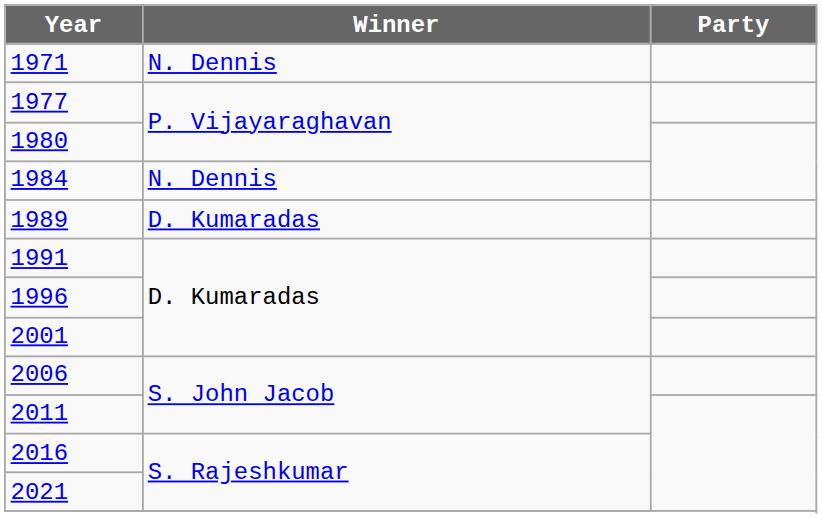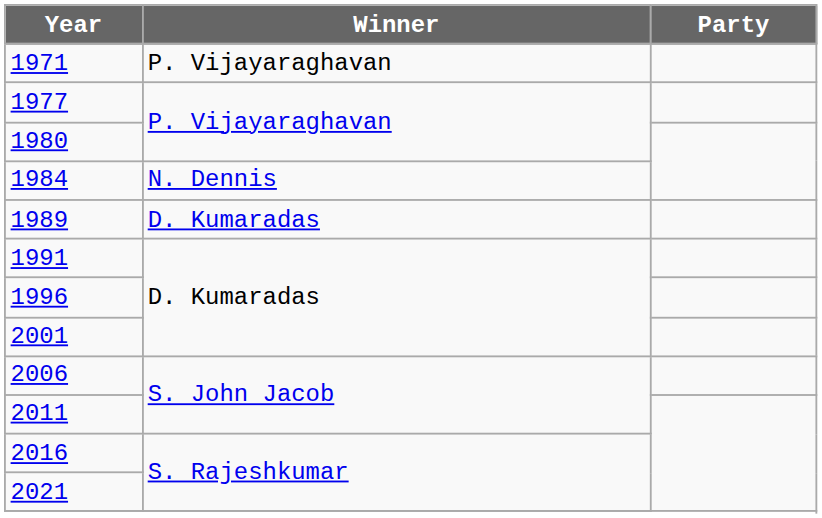(212, 63) N. Dennis -> (270, 63) P. Vijayaraghavan
